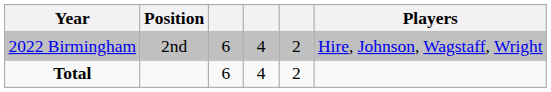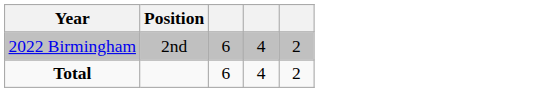- column: (430, 18)
